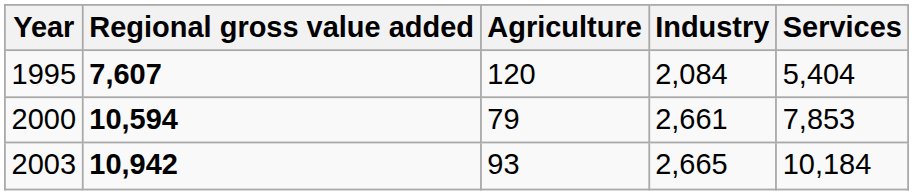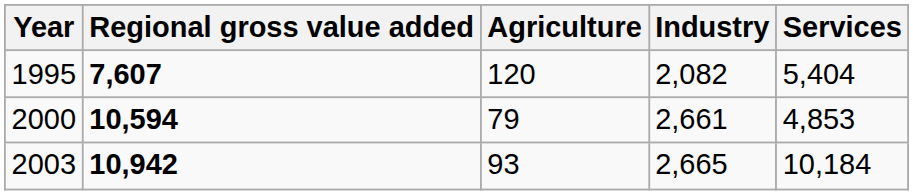(691, 73) 2,084 -> (691, 73) 2,082
(819, 119) 7,853 -> (819, 119) 4,853
